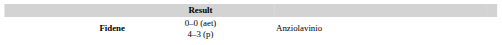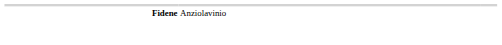- column: (200, 10)
